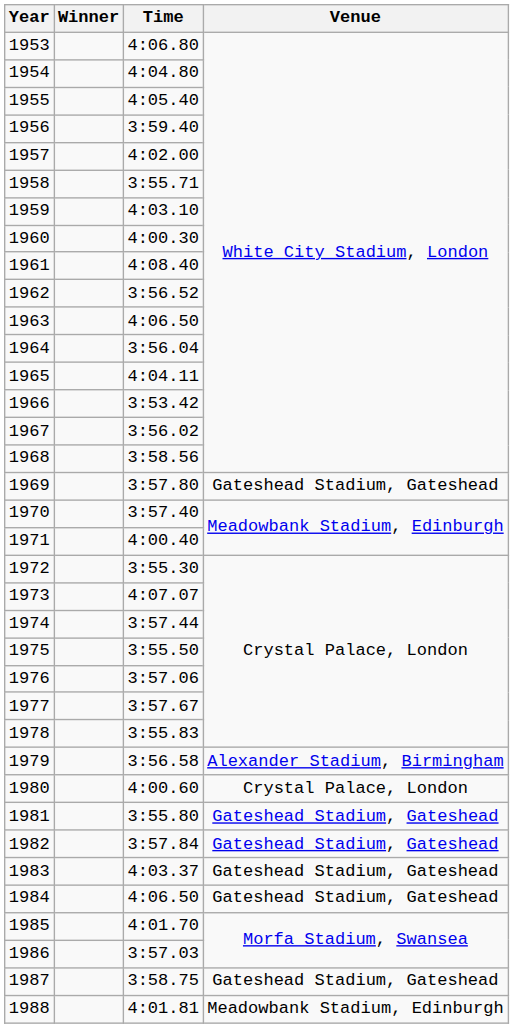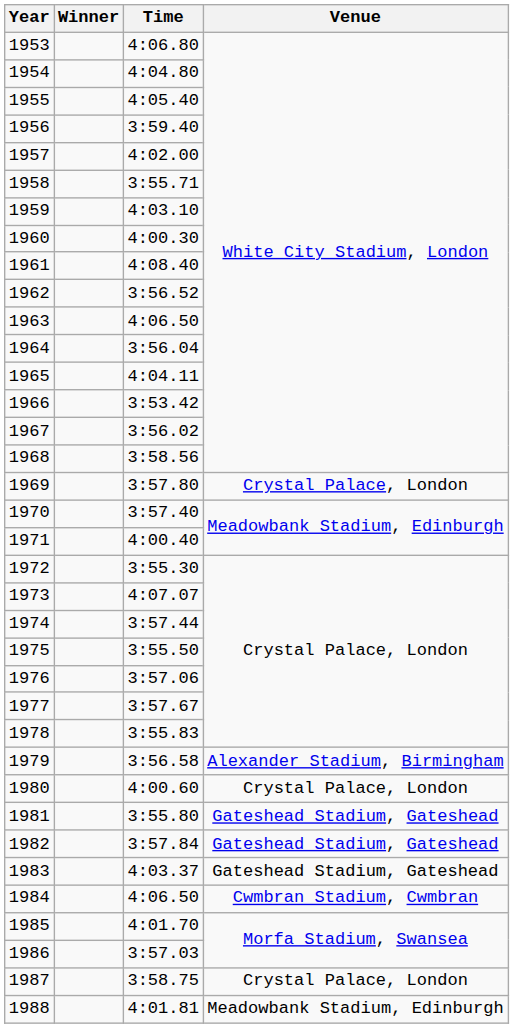(355, 487) Gateshead Stadium, Gateshead -> (355, 487) Crystal Palace, London
(355, 899) Gateshead Stadium, Gateshead -> (355, 899) Cwmbran Stadium, Cwmbran
(355, 982) Gateshead Stadium, Gateshead -> (355, 982) Crystal Palace, London
